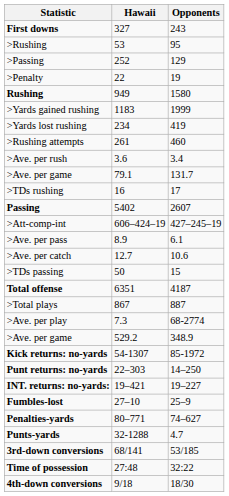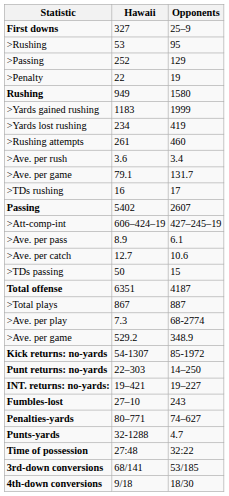(178, 28) 243 -> (180, 28) 25–9
(180, 402) 25–9 -> (178, 402) 243
rows swapped: (47, 467) <-> (55, 451)
